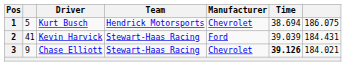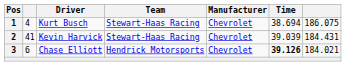(27, 24) 5 -> (27, 24) 4
(155, 24) Hendrick Motorsports -> (153, 24) Stewart-Haas Racing
(218, 38) Ford -> (230, 38) Chevrolet
(27, 51) 9 -> (27, 51) 6
(153, 51) Stewart-Haas Racing -> (155, 51) Hendrick Motorsports
